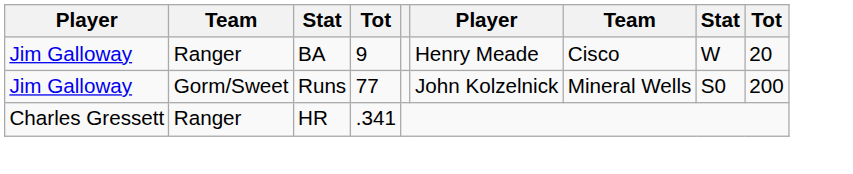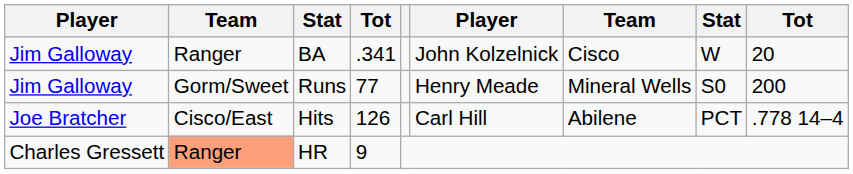(361, 53) 9 -> (376, 53) .341
(477, 53) Henry Meade -> (487, 53) John Kolzelnick
(487, 86) John Kolzelnick -> (477, 86) Henry Meade
+ row: (316, 119)
(208, 119) no background -> (208, 151) lightsalmon background
(376, 119) .341 -> (361, 151) 9
